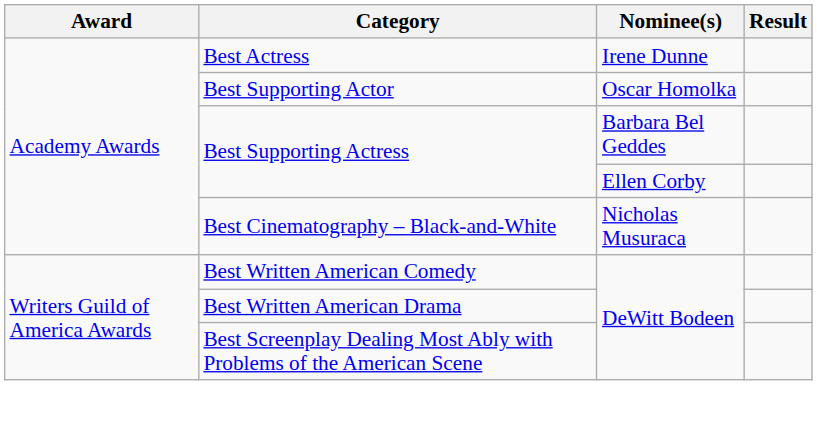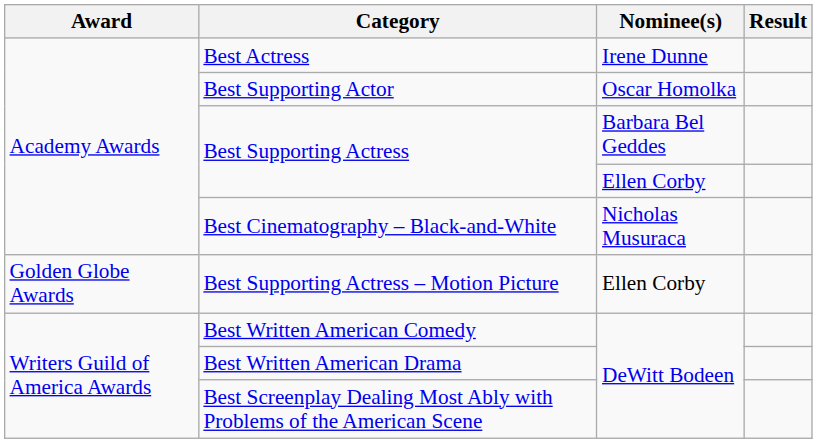+ row: (381, 283)
